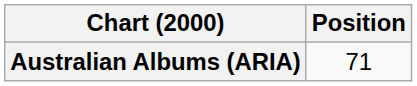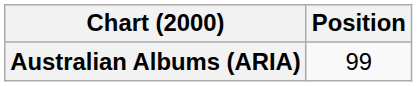(359, 61) 71 -> (359, 61) 99
